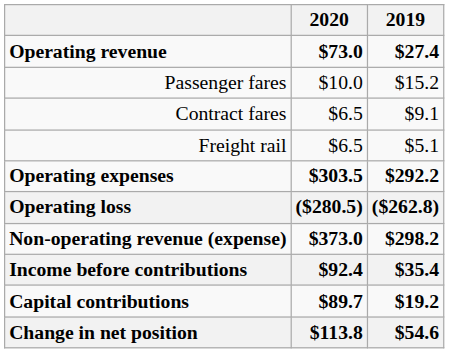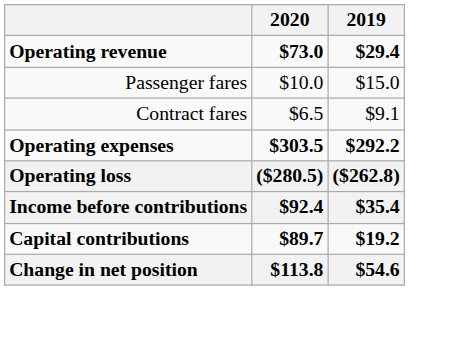(417, 51) $27.4 -> (378, 51) $29.4
(417, 82) $15.2 -> (378, 82) $15.0
- row: (242, 144)
- row: (148, 238)
